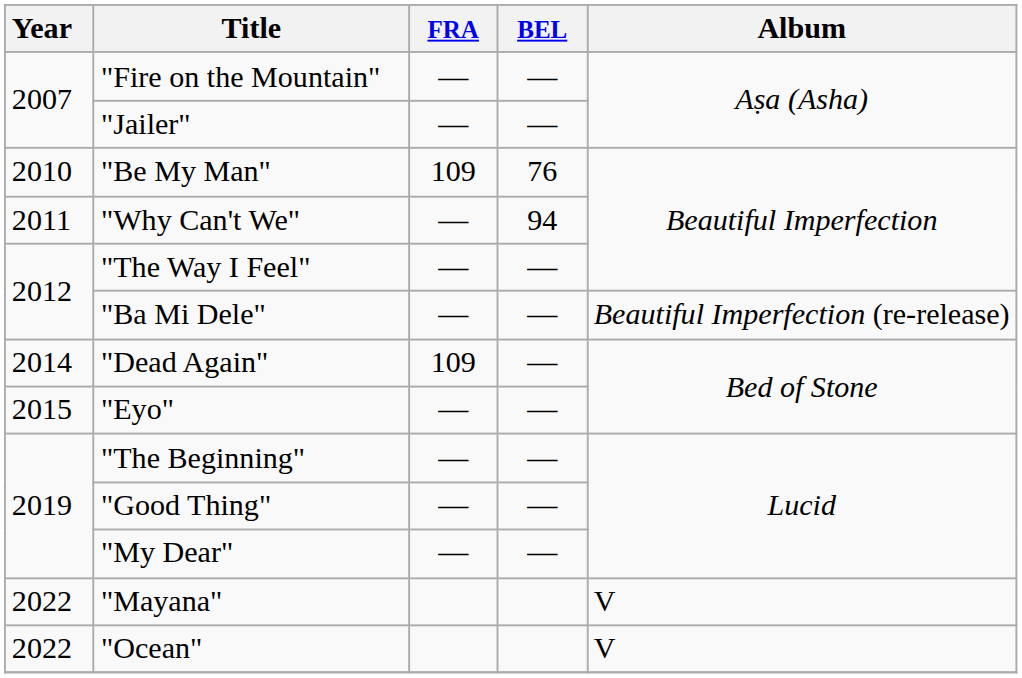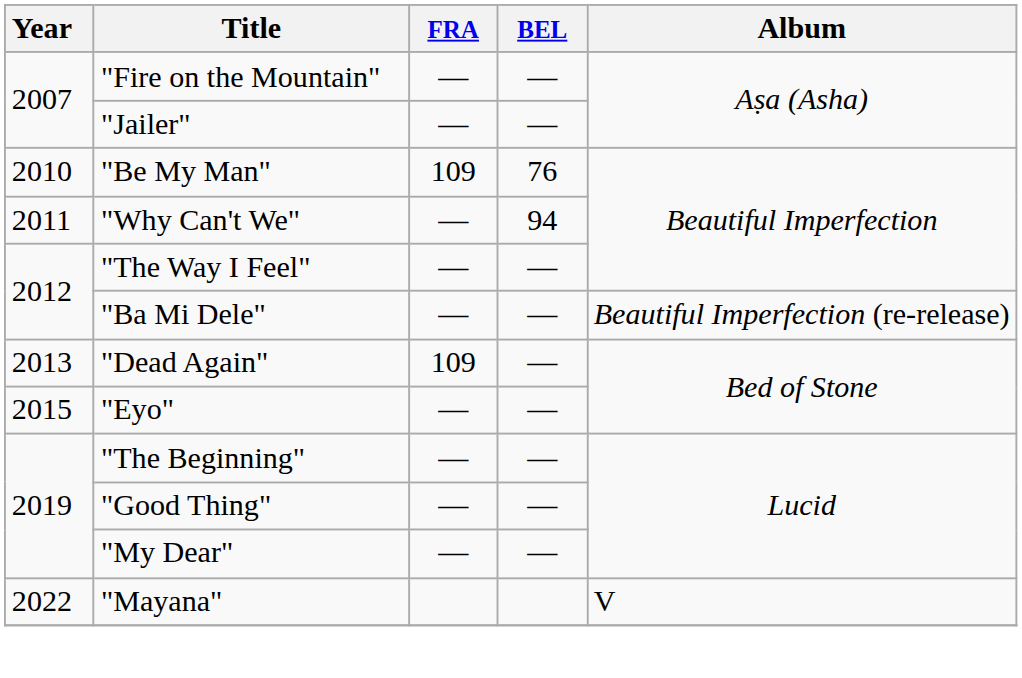(42, 362) 2014 -> (42, 362) 2013
- row: (152, 648)
